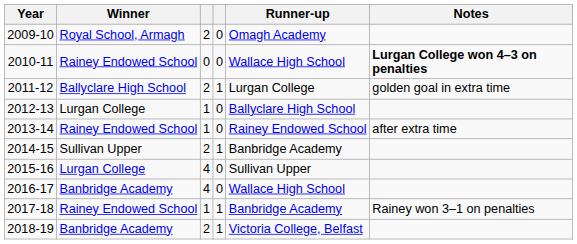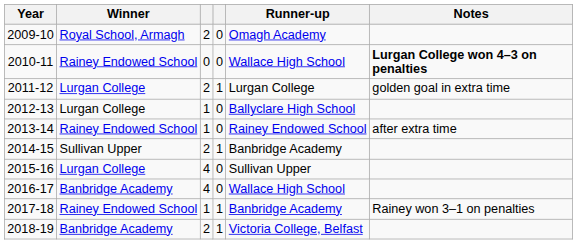(123, 88) Ballyclare High School -> (102, 88) Lurgan College
